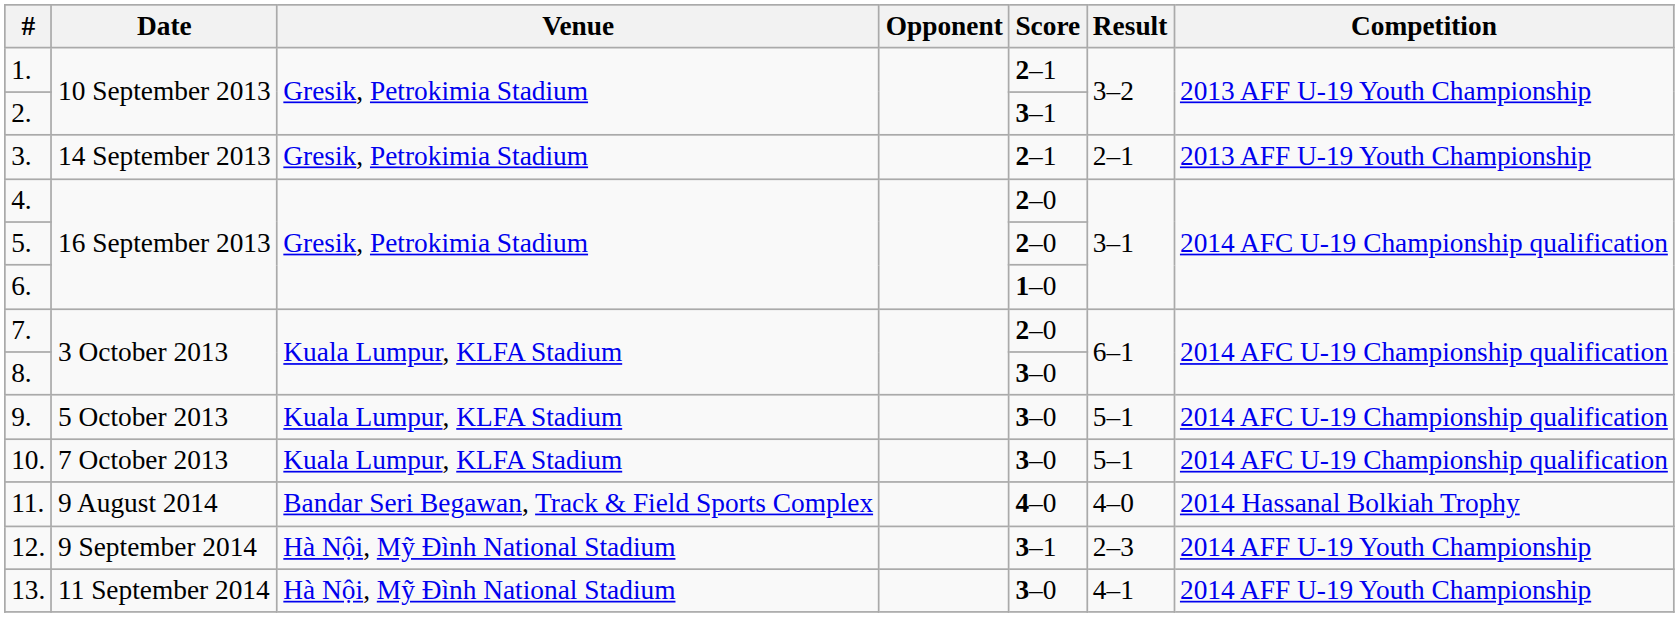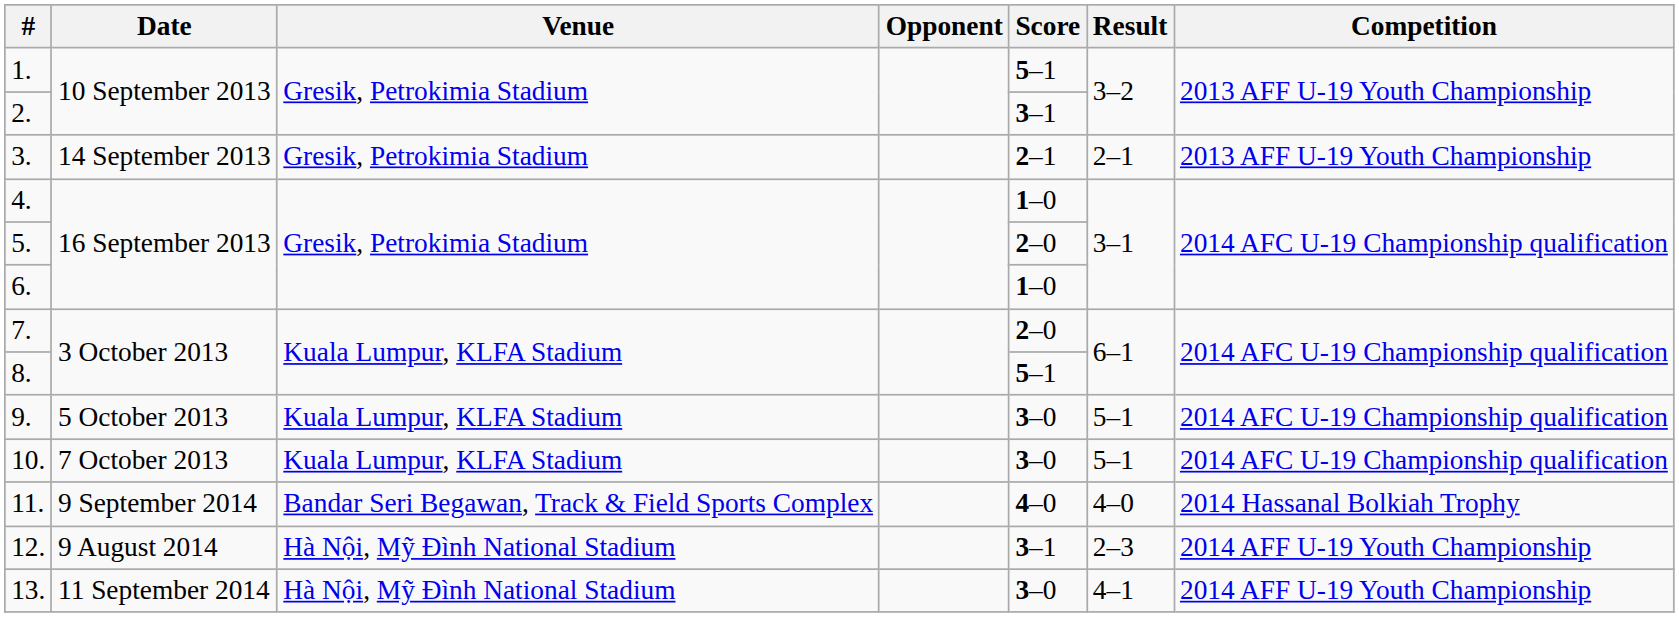(1036, 69) 2–1 -> (1036, 69) 5–1
(1036, 199) 2–0 -> (1036, 199) 1–0
(1036, 373) 3–0 -> (1036, 373) 5–1
(138, 503) 9 August 2014 -> (158, 503) 9 September 2014
(158, 546) 9 September 2014 -> (138, 546) 9 August 2014
